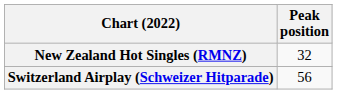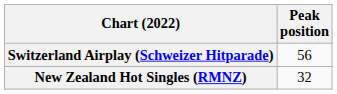rows swapped: (141, 54) <-> (141, 77)
